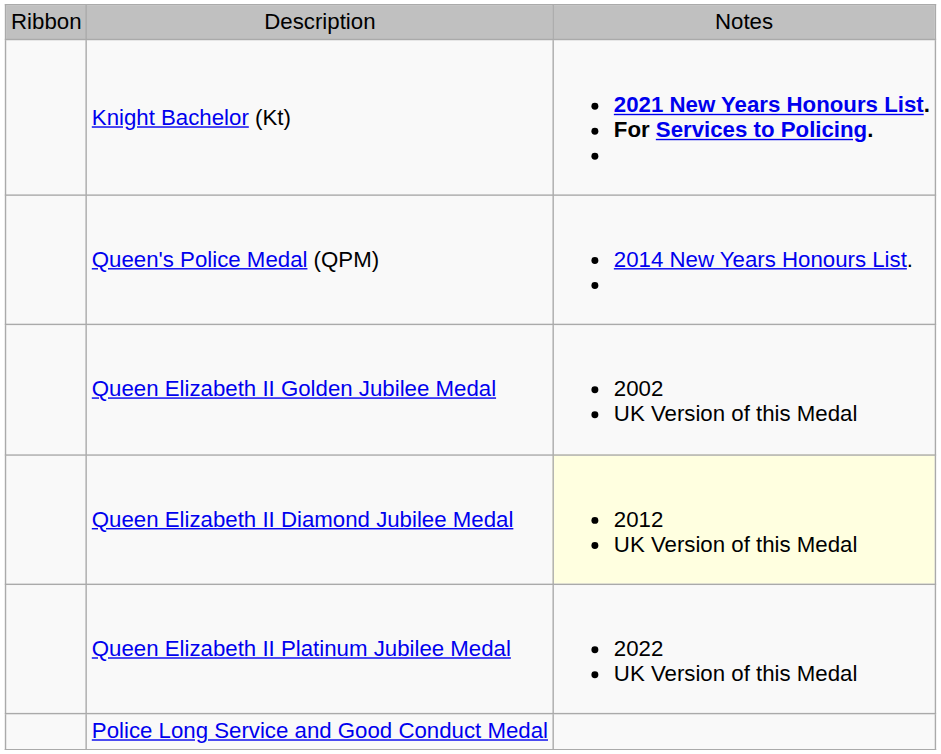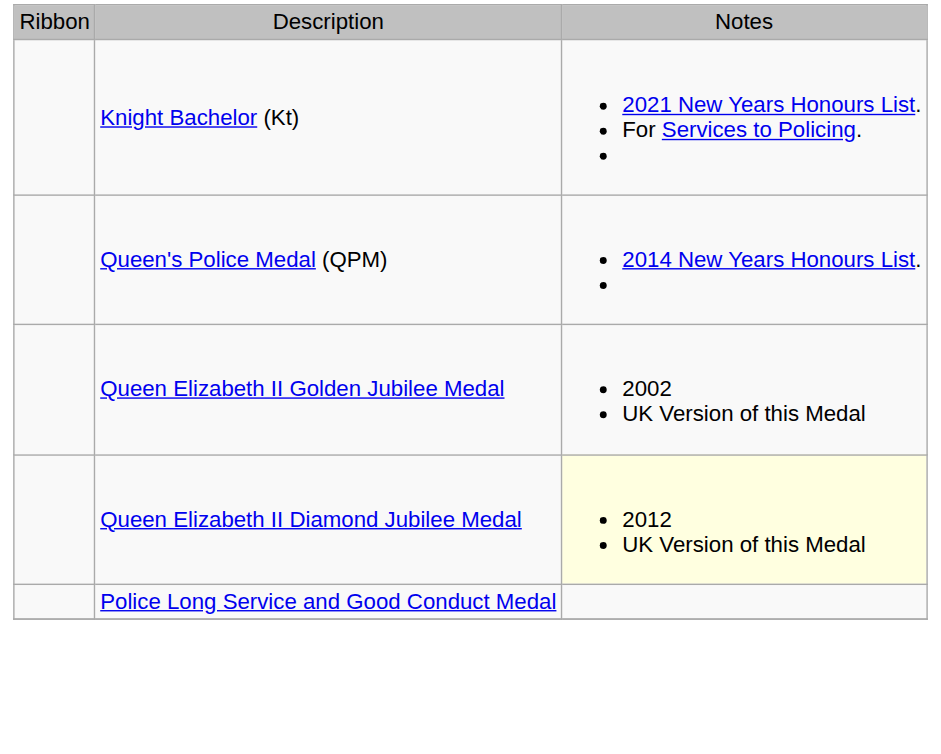(744, 130) bold -> (744, 130) normal
- row: (301, 648)
